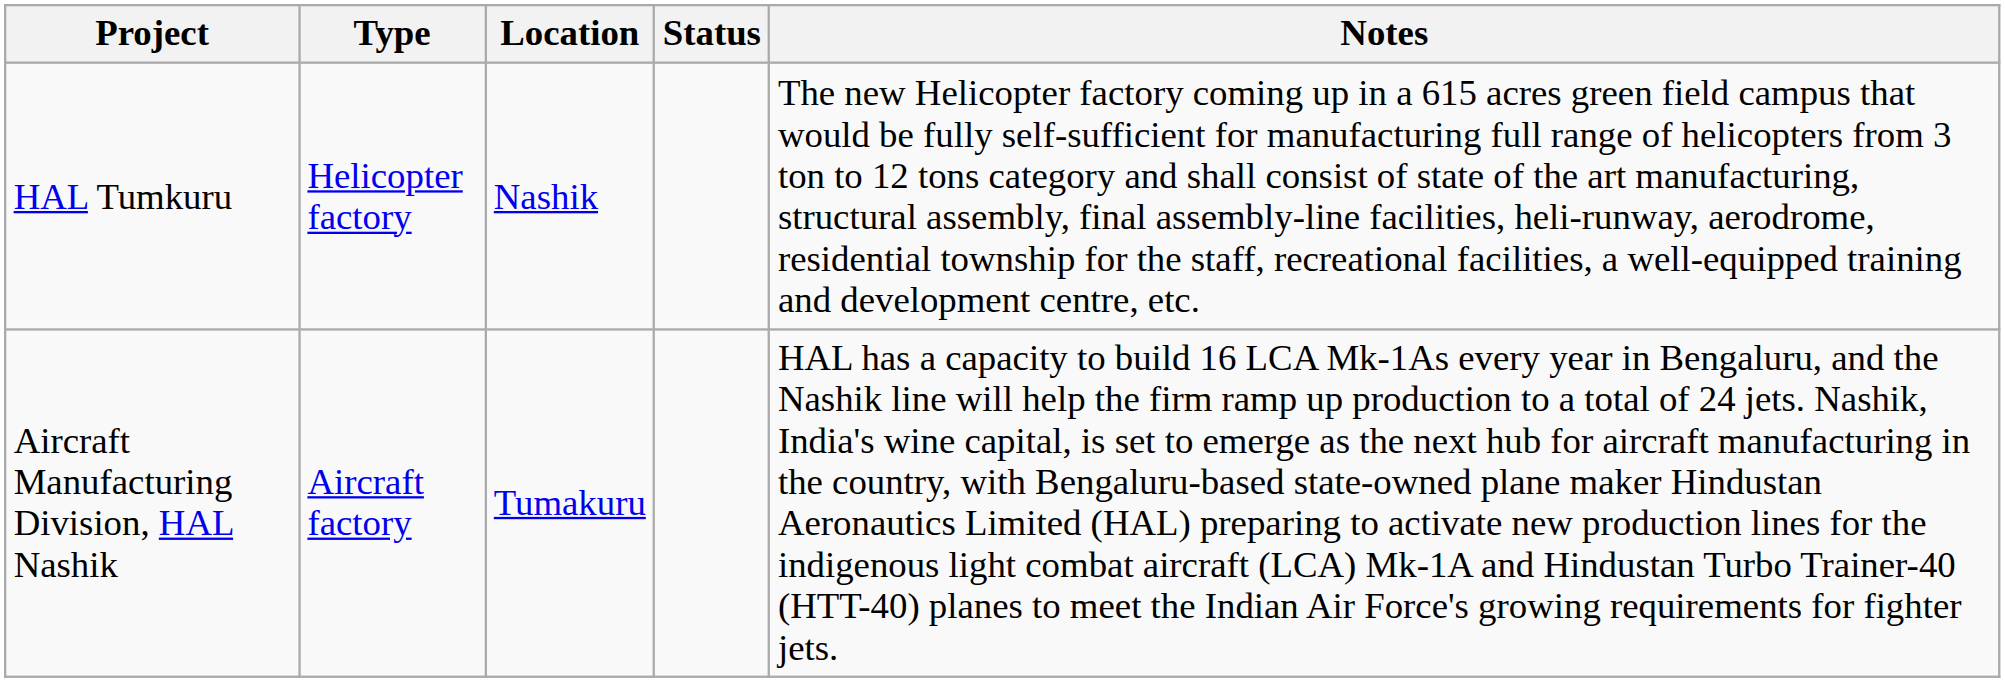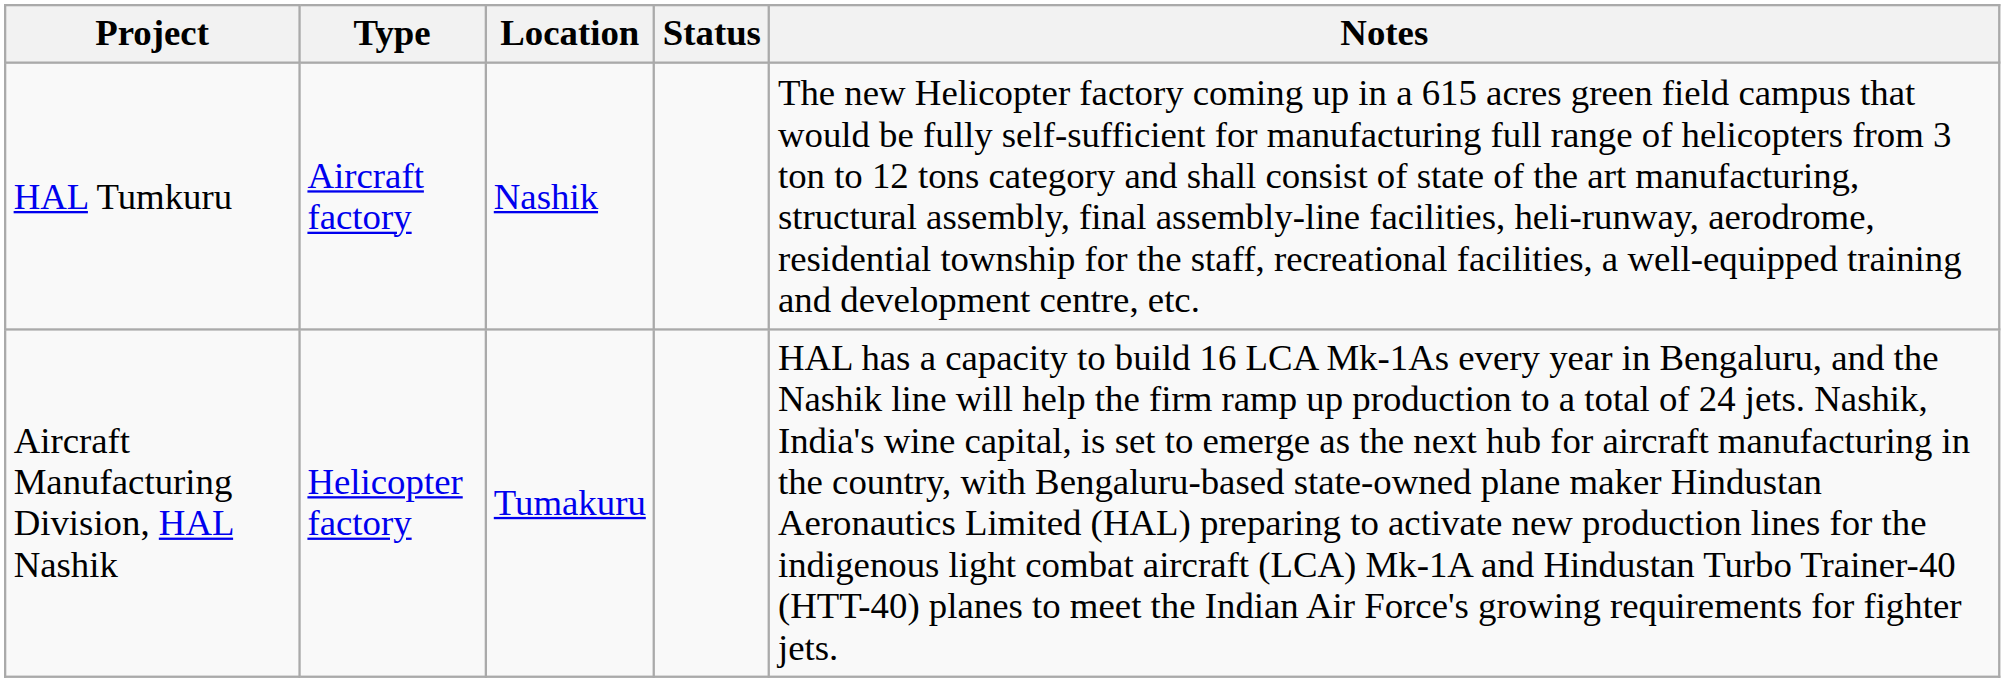(385, 195) Helicopter factory -> (366, 195) Aircraft factory
(366, 502) Aircraft factory -> (385, 502) Helicopter factory
